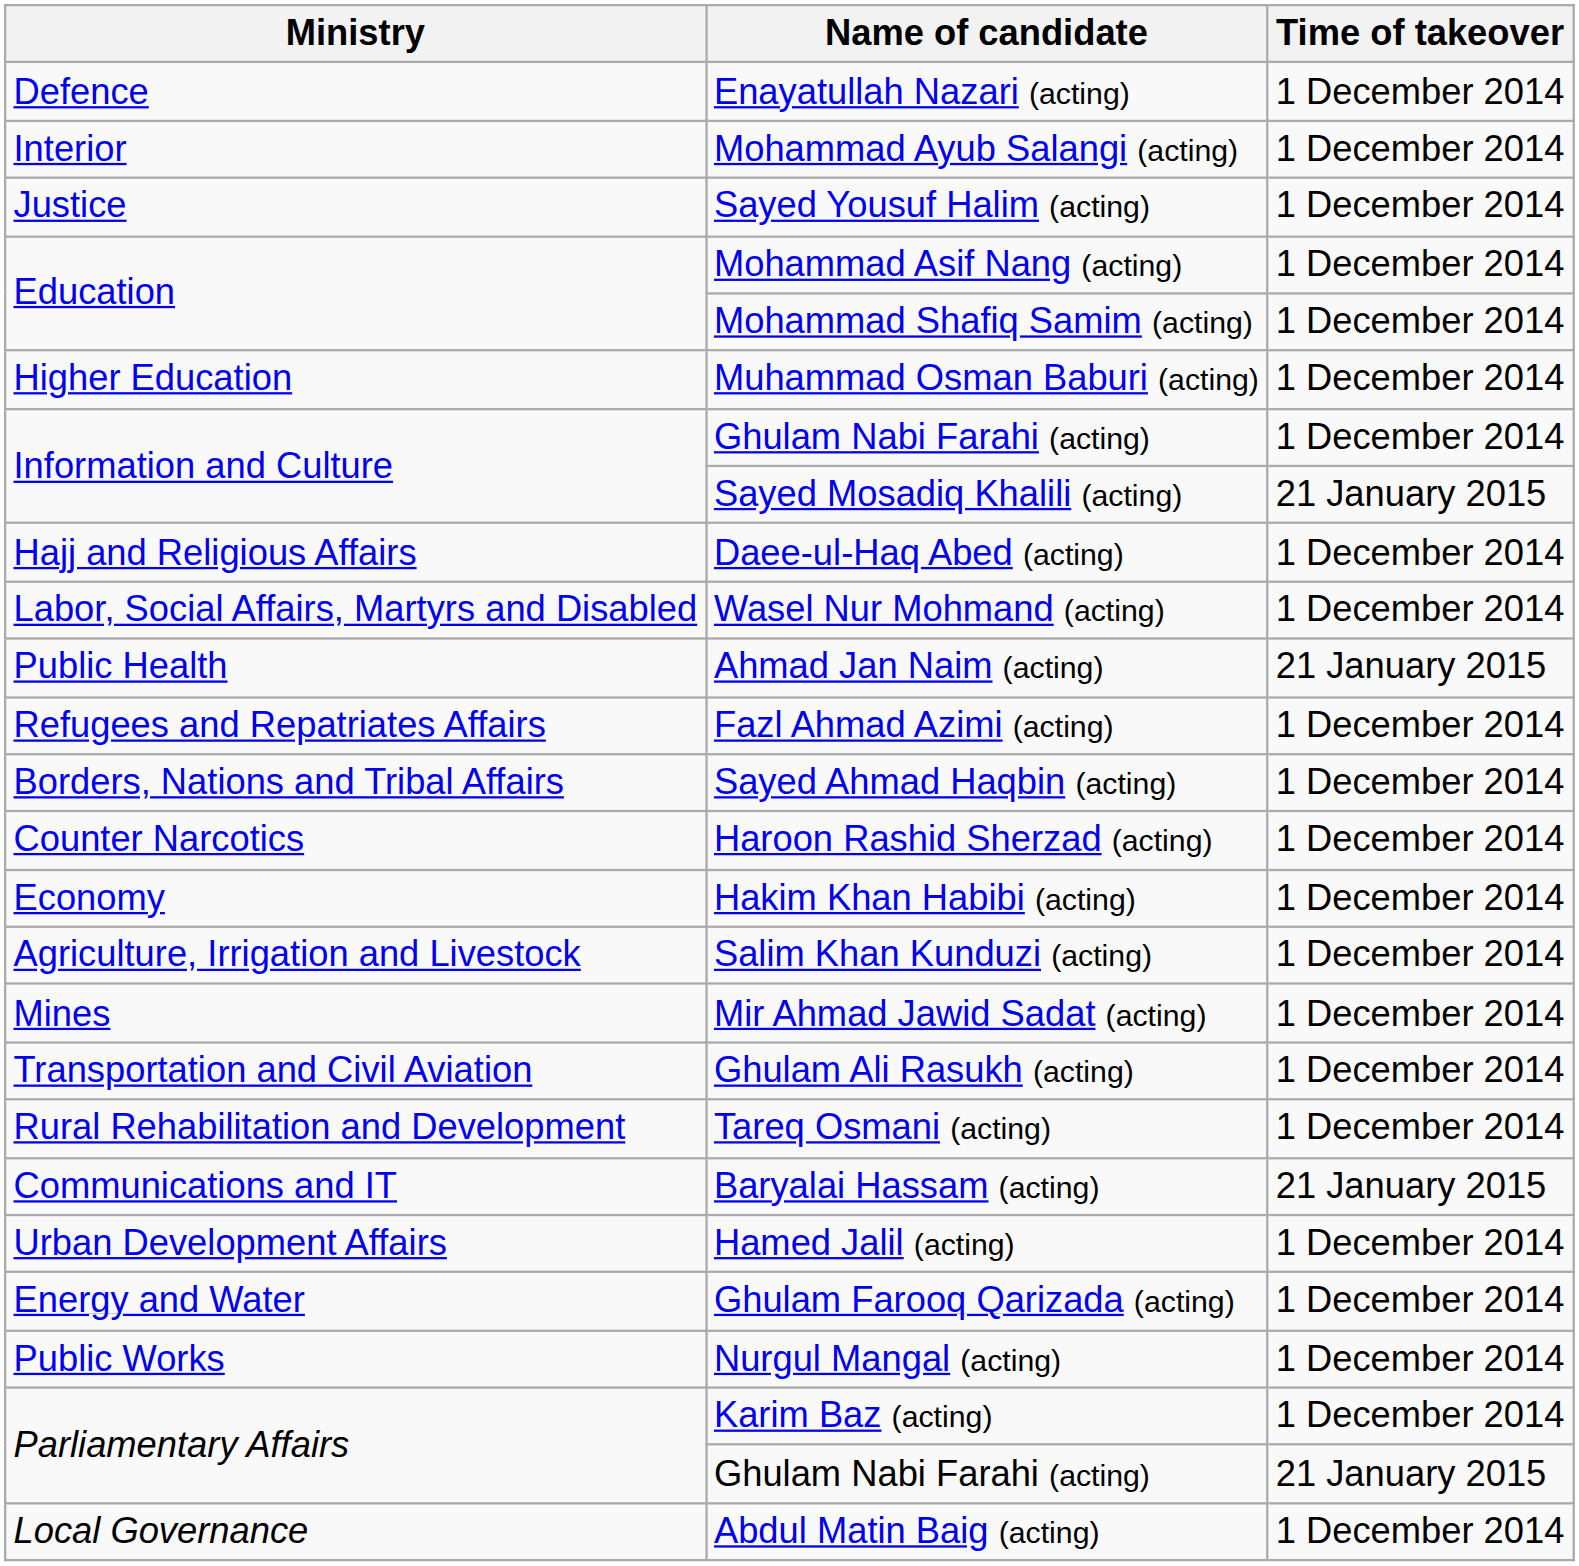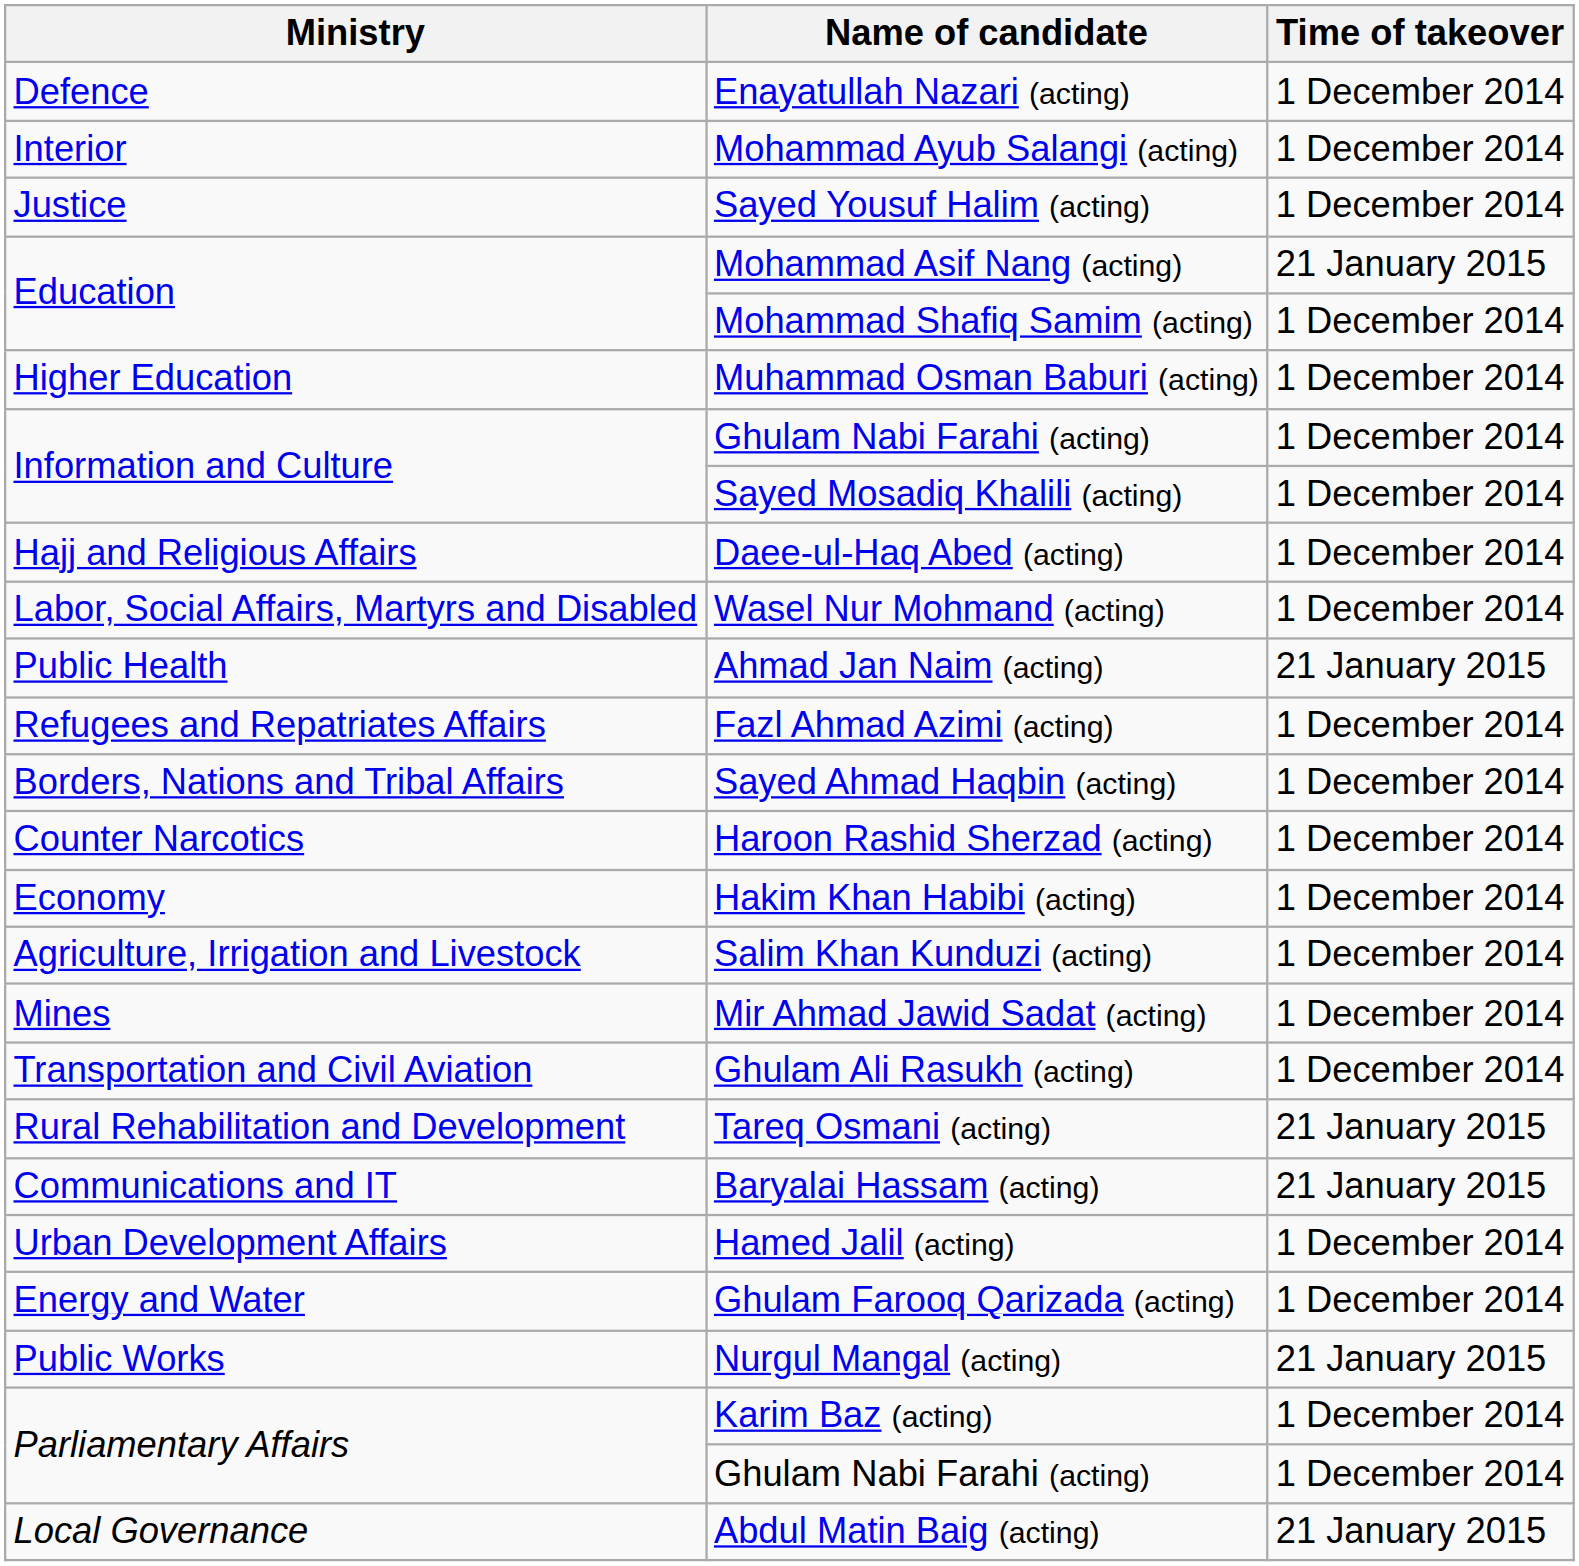(1420, 263) 1 December 2014 -> (1411, 263) 21 January 2015
(1411, 494) 21 January 2015 -> (1420, 494) 1 December 2014
(1420, 1127) 1 December 2014 -> (1411, 1127) 21 January 2015
(1420, 1358) 1 December 2014 -> (1411, 1358) 21 January 2015
(1411, 1473) 21 January 2015 -> (1420, 1473) 1 December 2014
(1420, 1530) 1 December 2014 -> (1411, 1530) 21 January 2015
